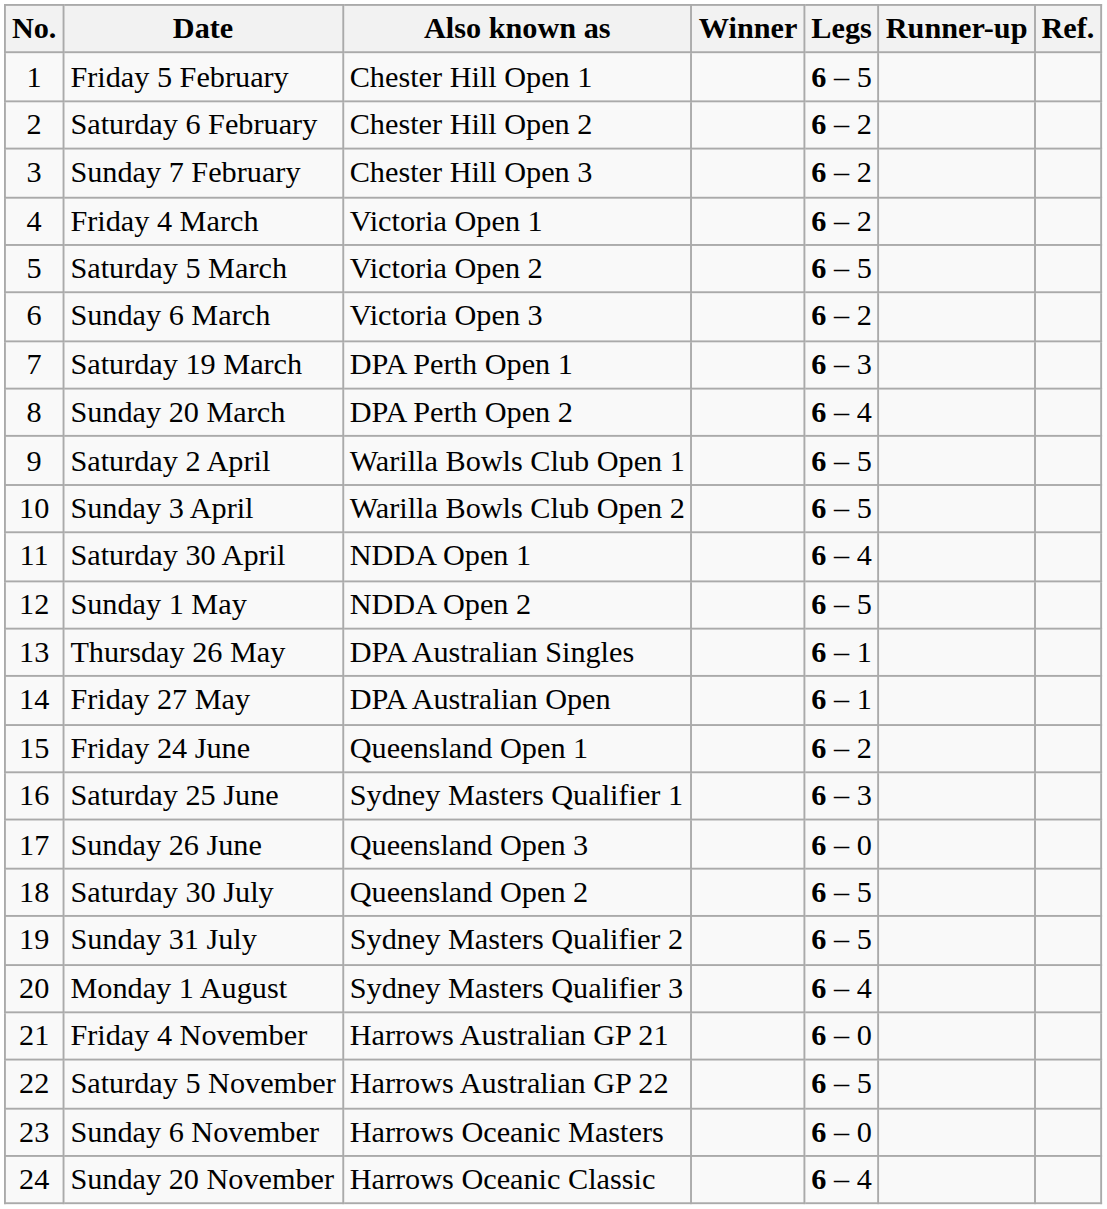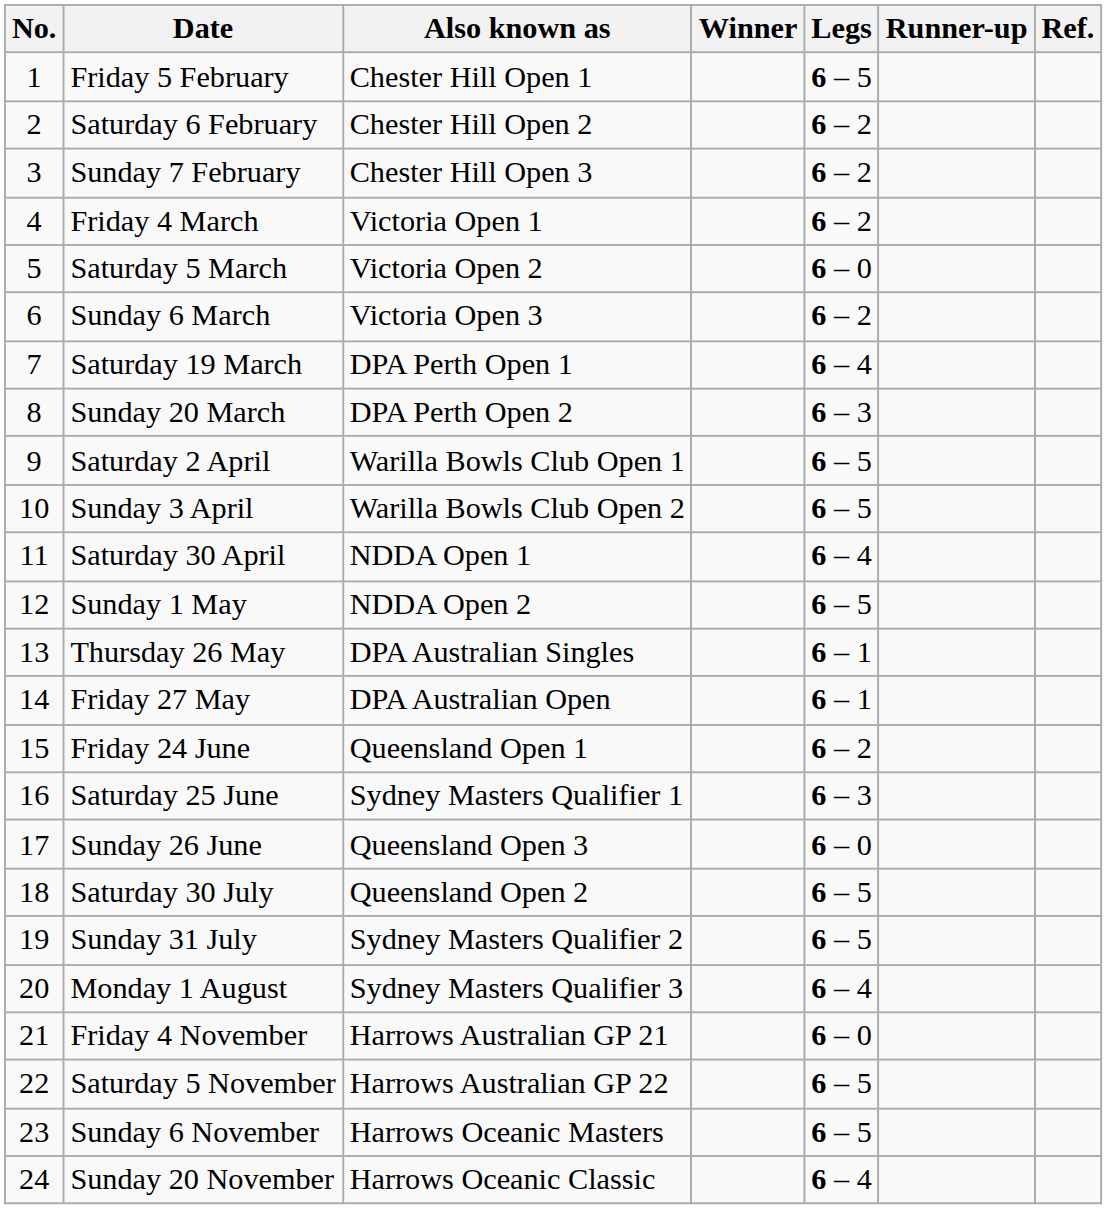(842, 268) 6 – 5 -> (842, 268) 6 – 0
(842, 364) 6 – 3 -> (842, 364) 6 – 4
(842, 412) 6 – 4 -> (842, 412) 6 – 3
(842, 1131) 6 – 0 -> (842, 1131) 6 – 5
